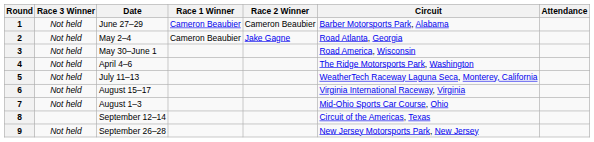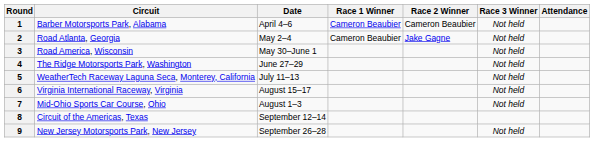columns swapped: (428, 11) <-> (66, 11)
(121, 24) June 27–29 -> (276, 24) April 4–6
(116, 64) April 4–6 -> (281, 64) June 27–29
